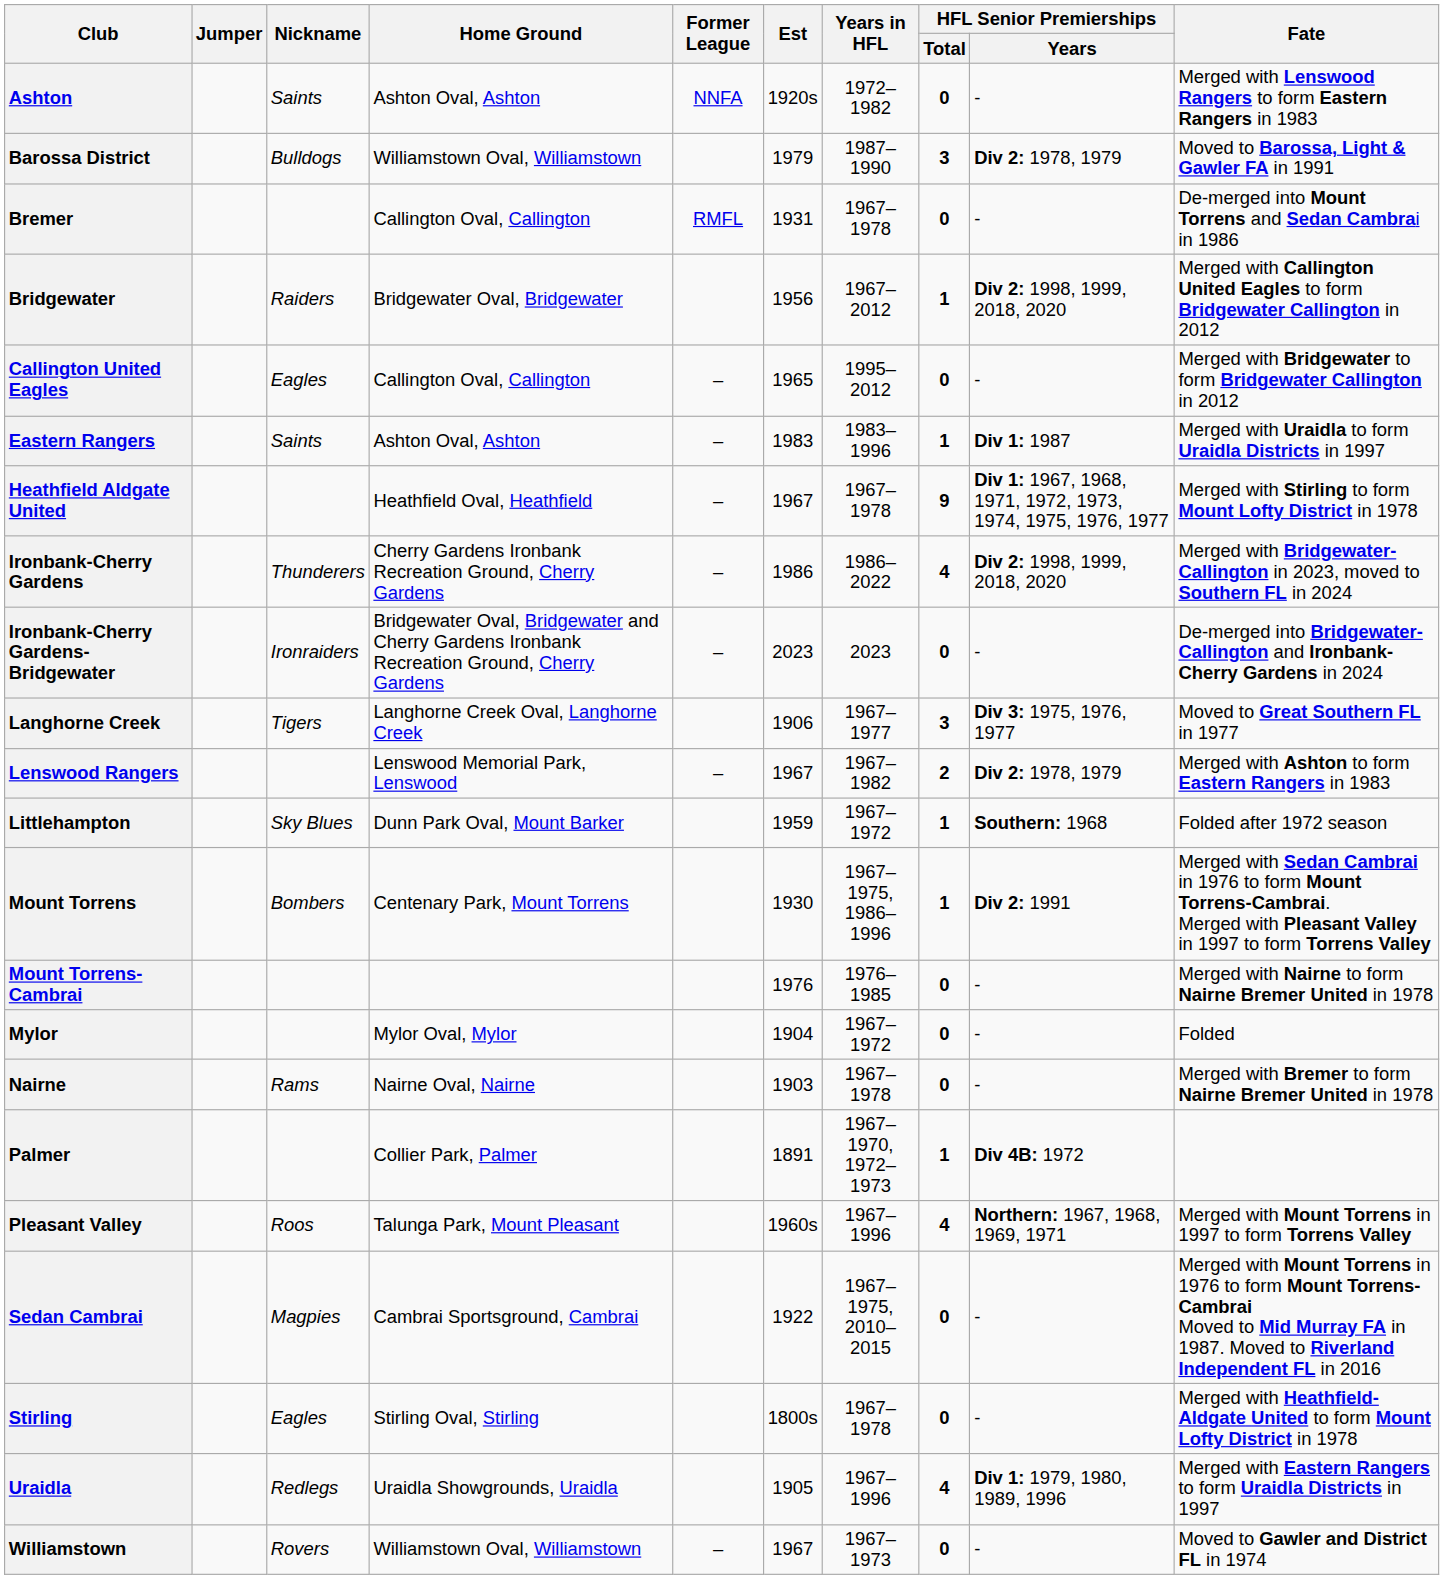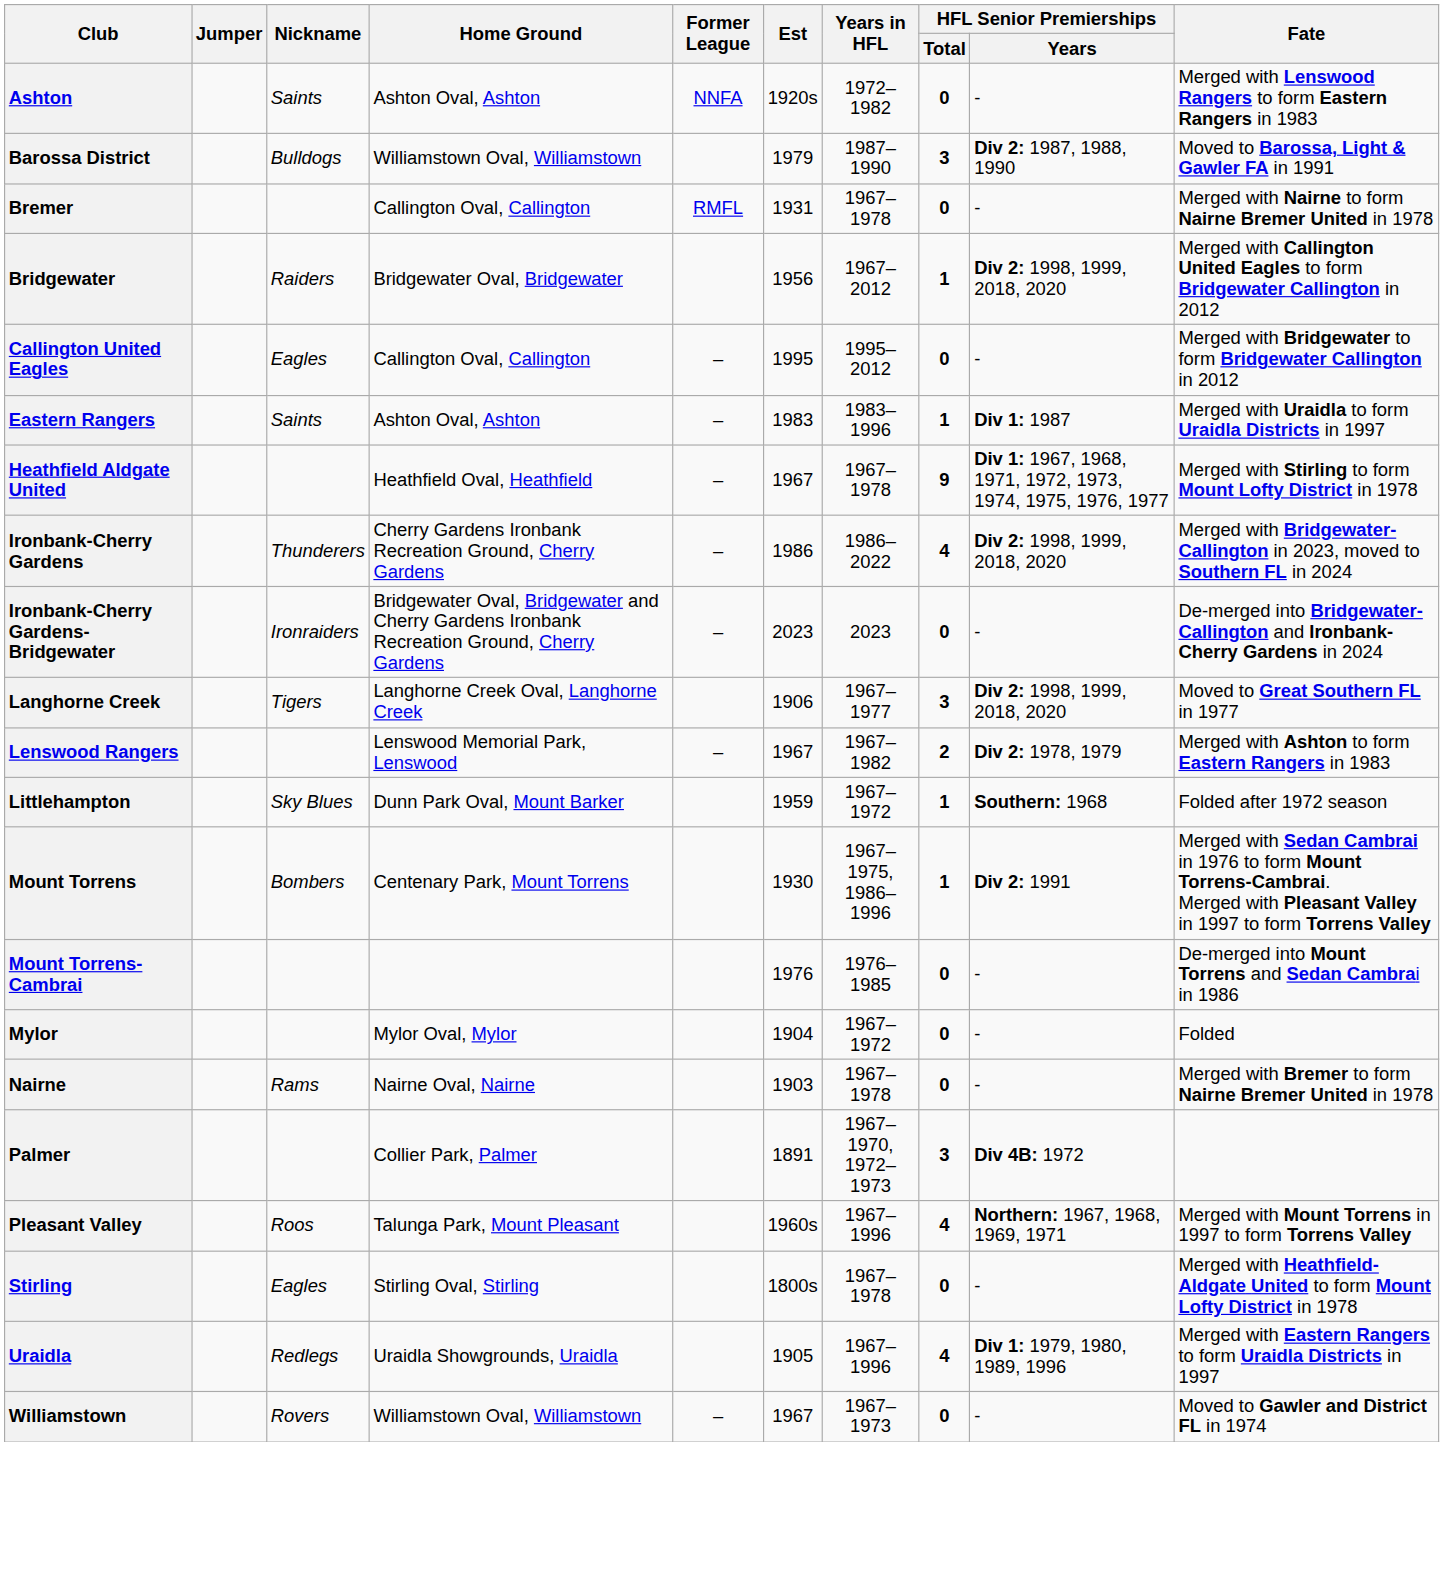(1048, 158) Div 2: 1978, 1979 -> (1050, 158) Div 2: 1987, 1988, 1990
(1299, 218) De-merged into Mount Torrens and Sedan Cambrai in 1986 -> (1306, 208) Merged with Nairne to form Nairne Bremer United in 1978
(793, 380) 1965 -> (793, 359) 1995
(1050, 723) Div 3: 1975, 1976, 1977 -> (1050, 702) Div 2: 1998, 1999, 2018, 2020
(1306, 984) Merged with Nairne to form Nairne Bremer United in 1978 -> (1299, 974) De-merged into Mount Torrens and Sedan Cambrai in 1986
(944, 1155) 1 -> (944, 1155) 3
- row: (76, 1316)
